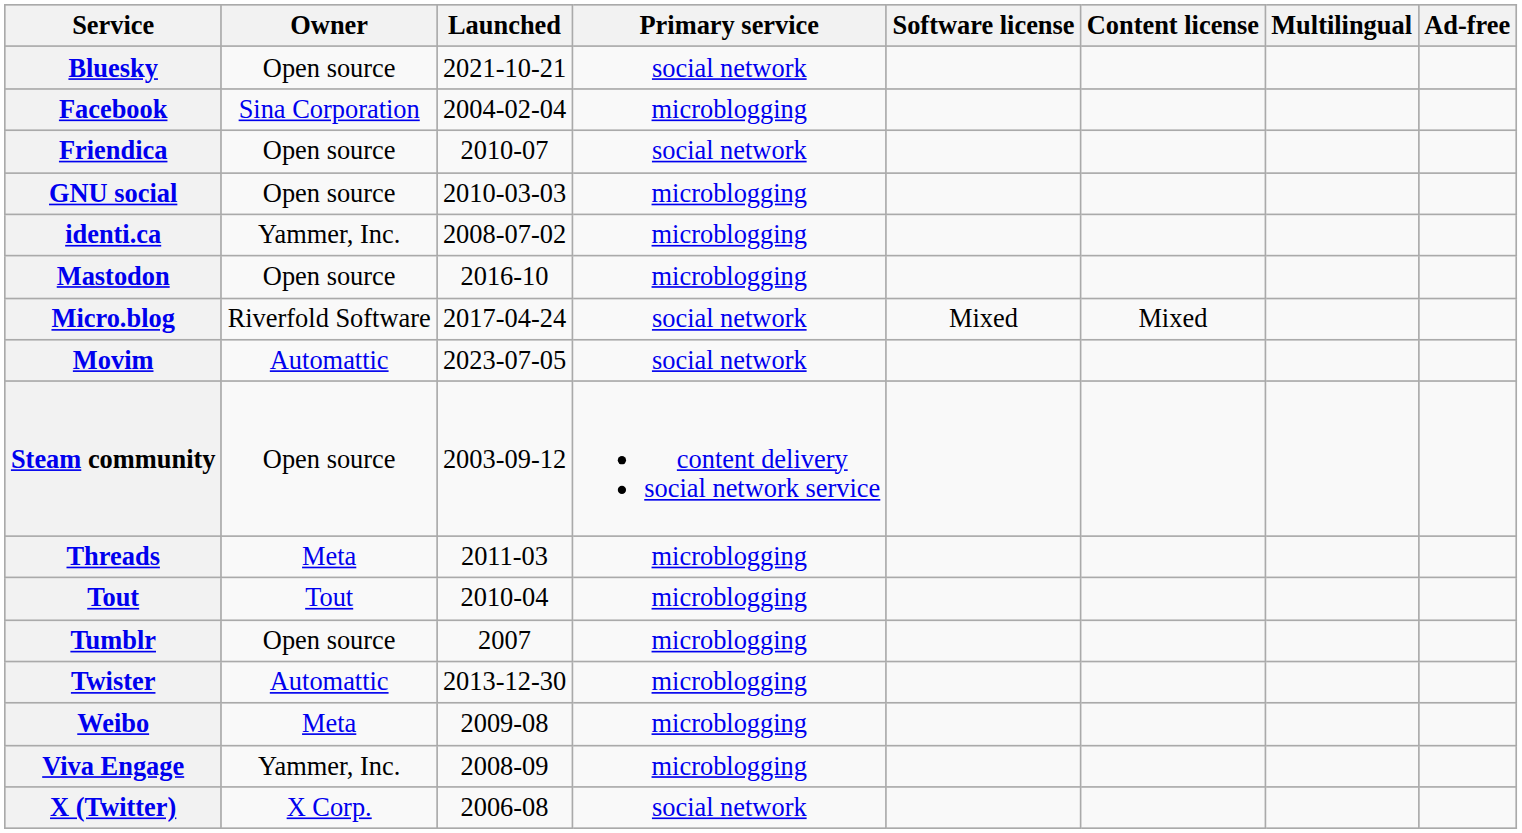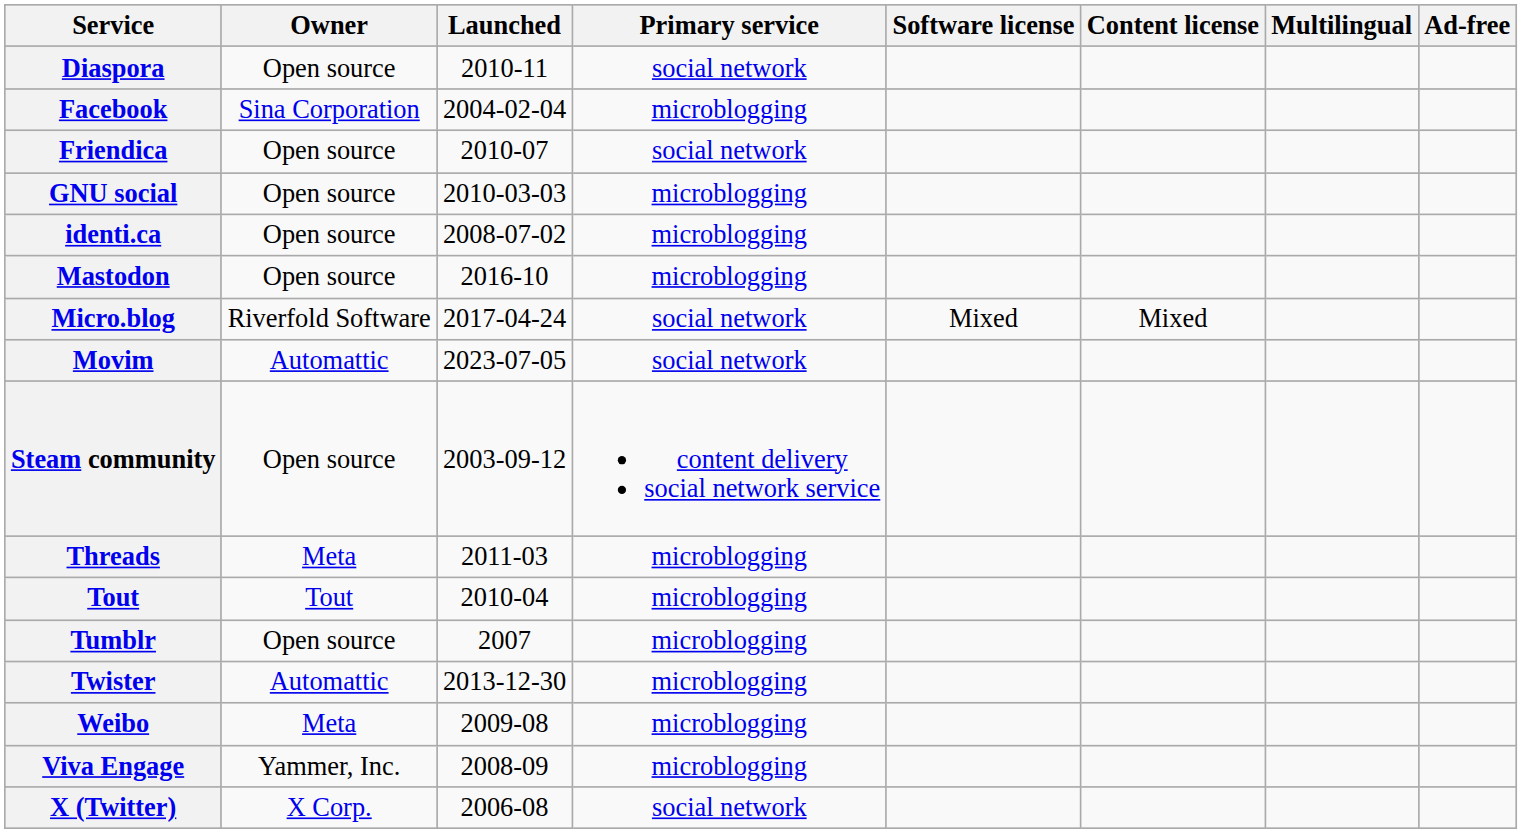- row: (113, 67)
+ row: (113, 67)
(329, 234) Yammer, Inc. -> (329, 234) Open source
